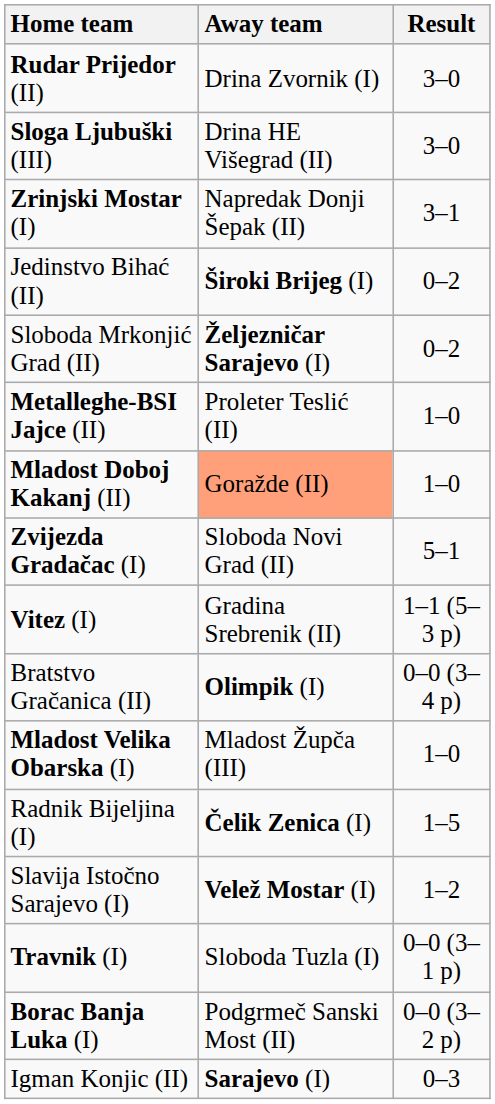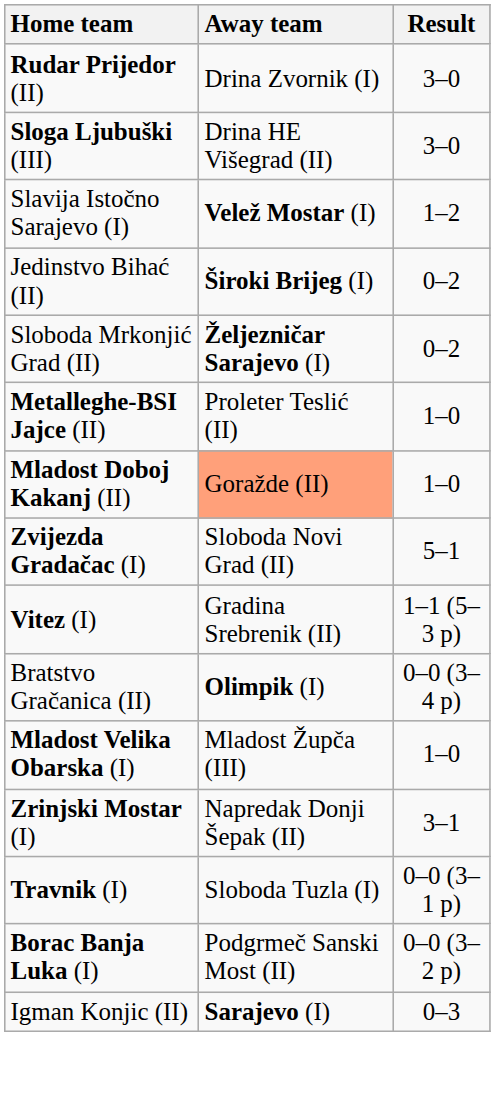rows swapped: (85, 889) <-> (96, 213)
- row: (93, 822)
